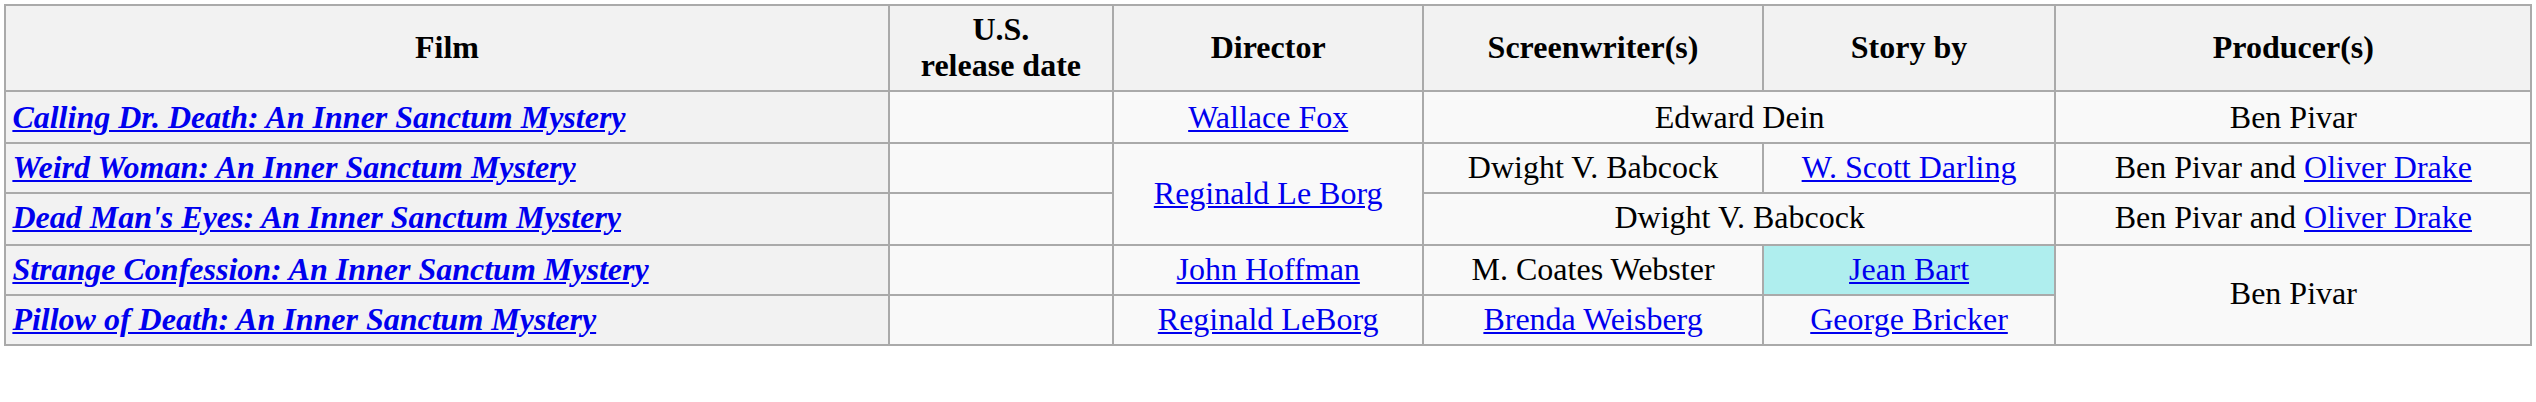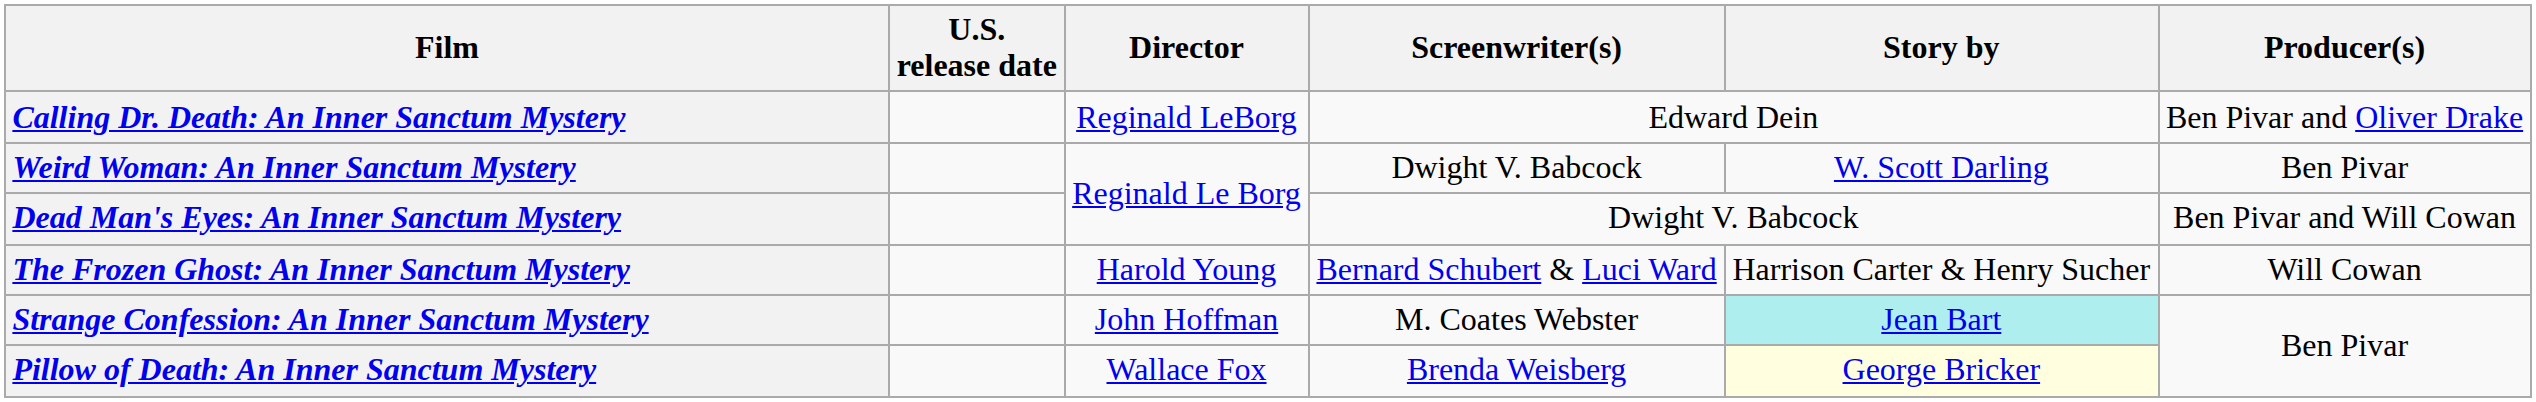(1268, 116) Wallace Fox -> (1187, 116) Reginald LeBorg
(2293, 116) Ben Pivar -> (2344, 116) Ben Pivar and Oliver Drake
(2293, 167) Ben Pivar and Oliver Drake -> (2345, 167) Ben Pivar
(2293, 218) Ben Pivar and Oliver Drake -> (2345, 218) Ben Pivar and Will Cowan
+ row: (321, 268)
(1268, 319) Reginald LeBorg -> (1187, 370) Wallace Fox
(1909, 319) no background -> (1941, 370) lightyellow background
